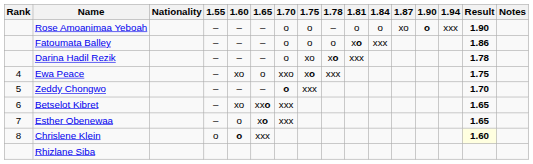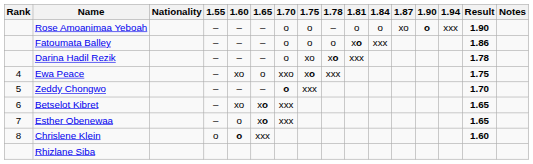(263, 105) xxo -> (263, 105) xo
(479, 136) lightyellow background -> (479, 136) no background
